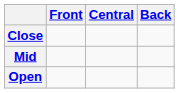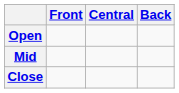rows swapped: (25, 35) <-> (25, 77)
